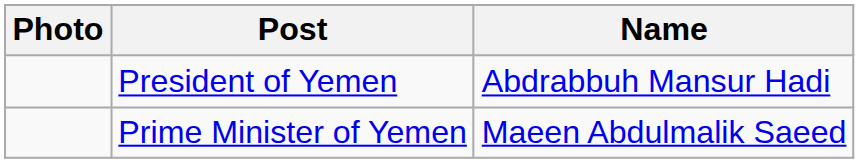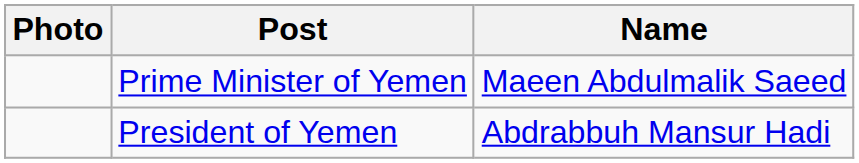rows swapped: (258, 81) <-> (293, 132)
